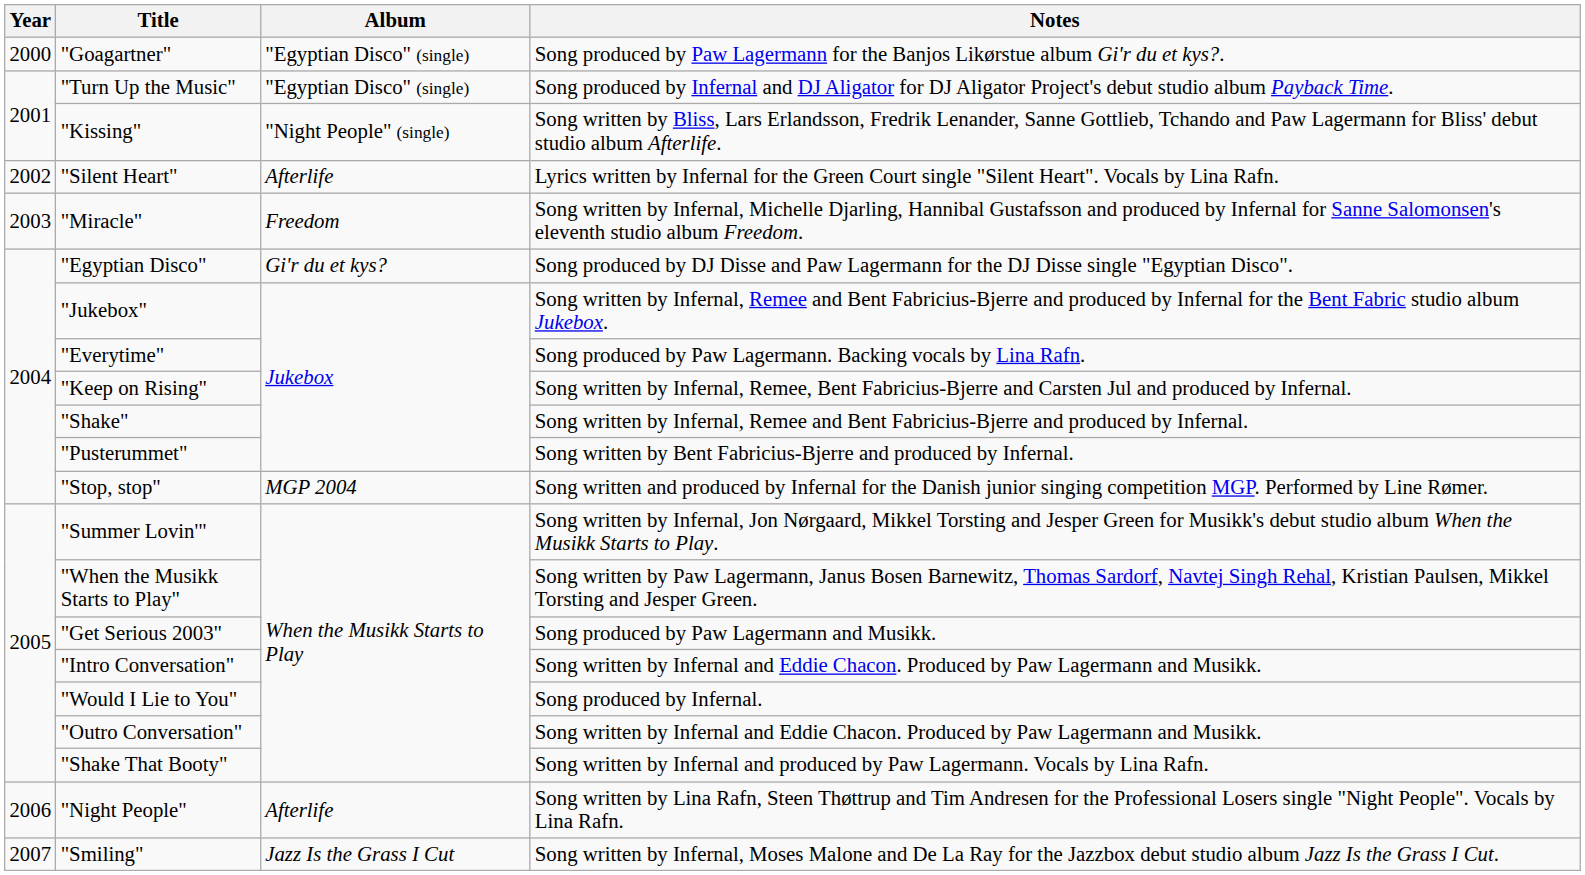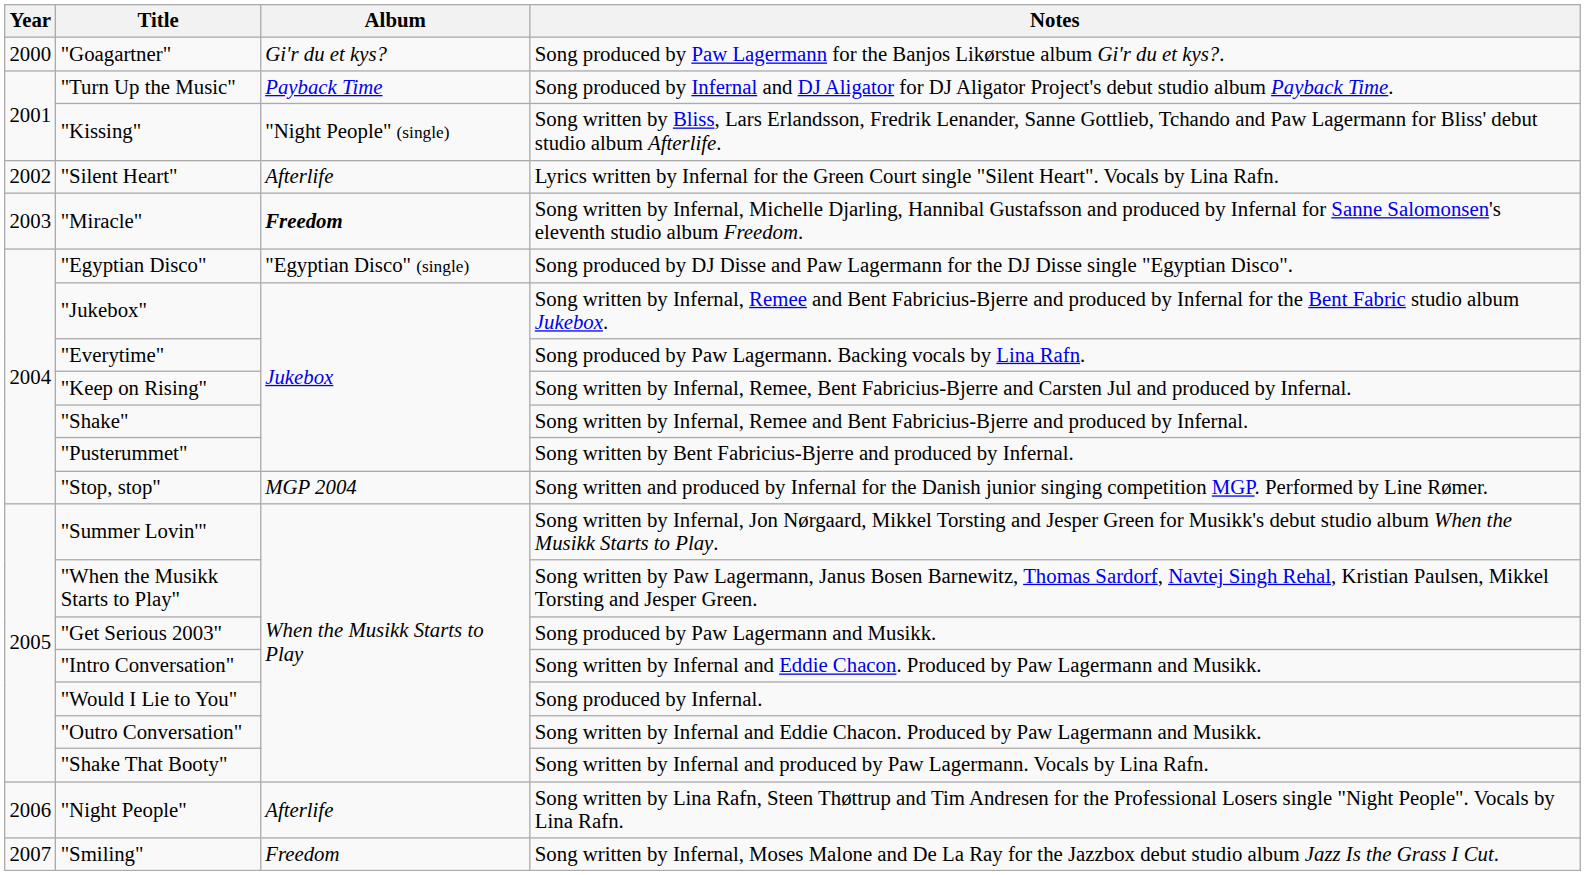(367, 53) "Egyptian Disco" (single) -> (326, 53) Gi'r du et kys?
(367, 86) "Egyptian Disco" (single) -> (324, 86) Payback Time
(302, 221) normal -> (304, 221) bold
(326, 265) Gi'r du et kys? -> (367, 265) "Egyptian Disco" (single)
(360, 854) Jazz Is the Grass I Cut -> (302, 854) Freedom
